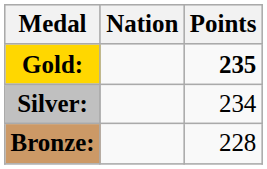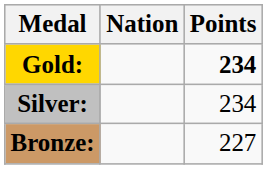(238, 63) 235 -> (238, 63) 234
(238, 143) 228 -> (238, 143) 227
